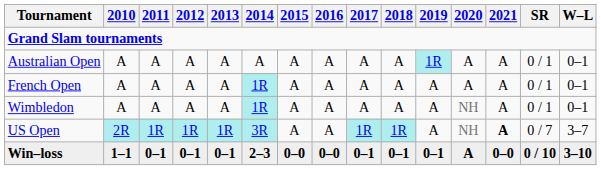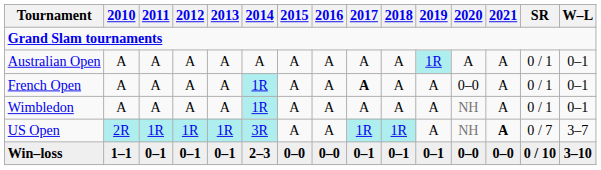(364, 84) normal -> (364, 84) bold
(468, 84) A -> (468, 84) 0–0
(468, 152) A -> (468, 152) 0–0
